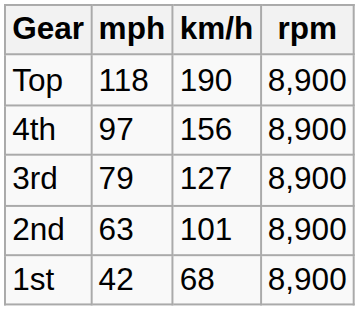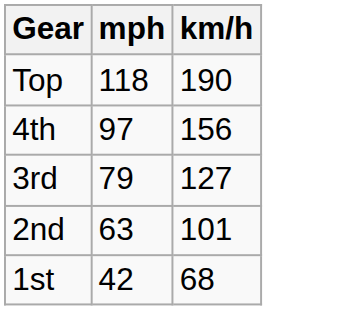- column: (307, 29)
